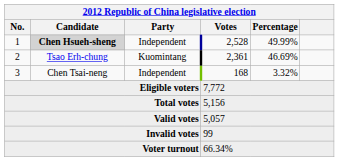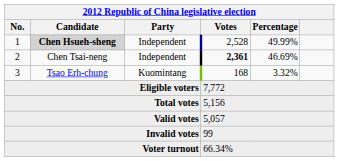(77, 57) Tsao Erh-chung -> (77, 57) Chen Tsai-neng
(162, 57) Kuomintang -> (162, 57) Independent
(237, 57) normal -> (237, 57) bold
(77, 73) Chen Tsai-neng -> (77, 73) Tsao Erh-chung
(162, 73) Independent -> (162, 73) Kuomintang
